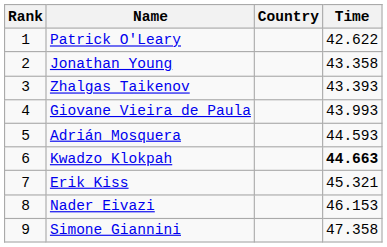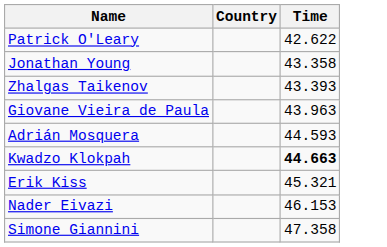- column: (26, 16)
(352, 111) 43.993 -> (310, 111) 43.963
